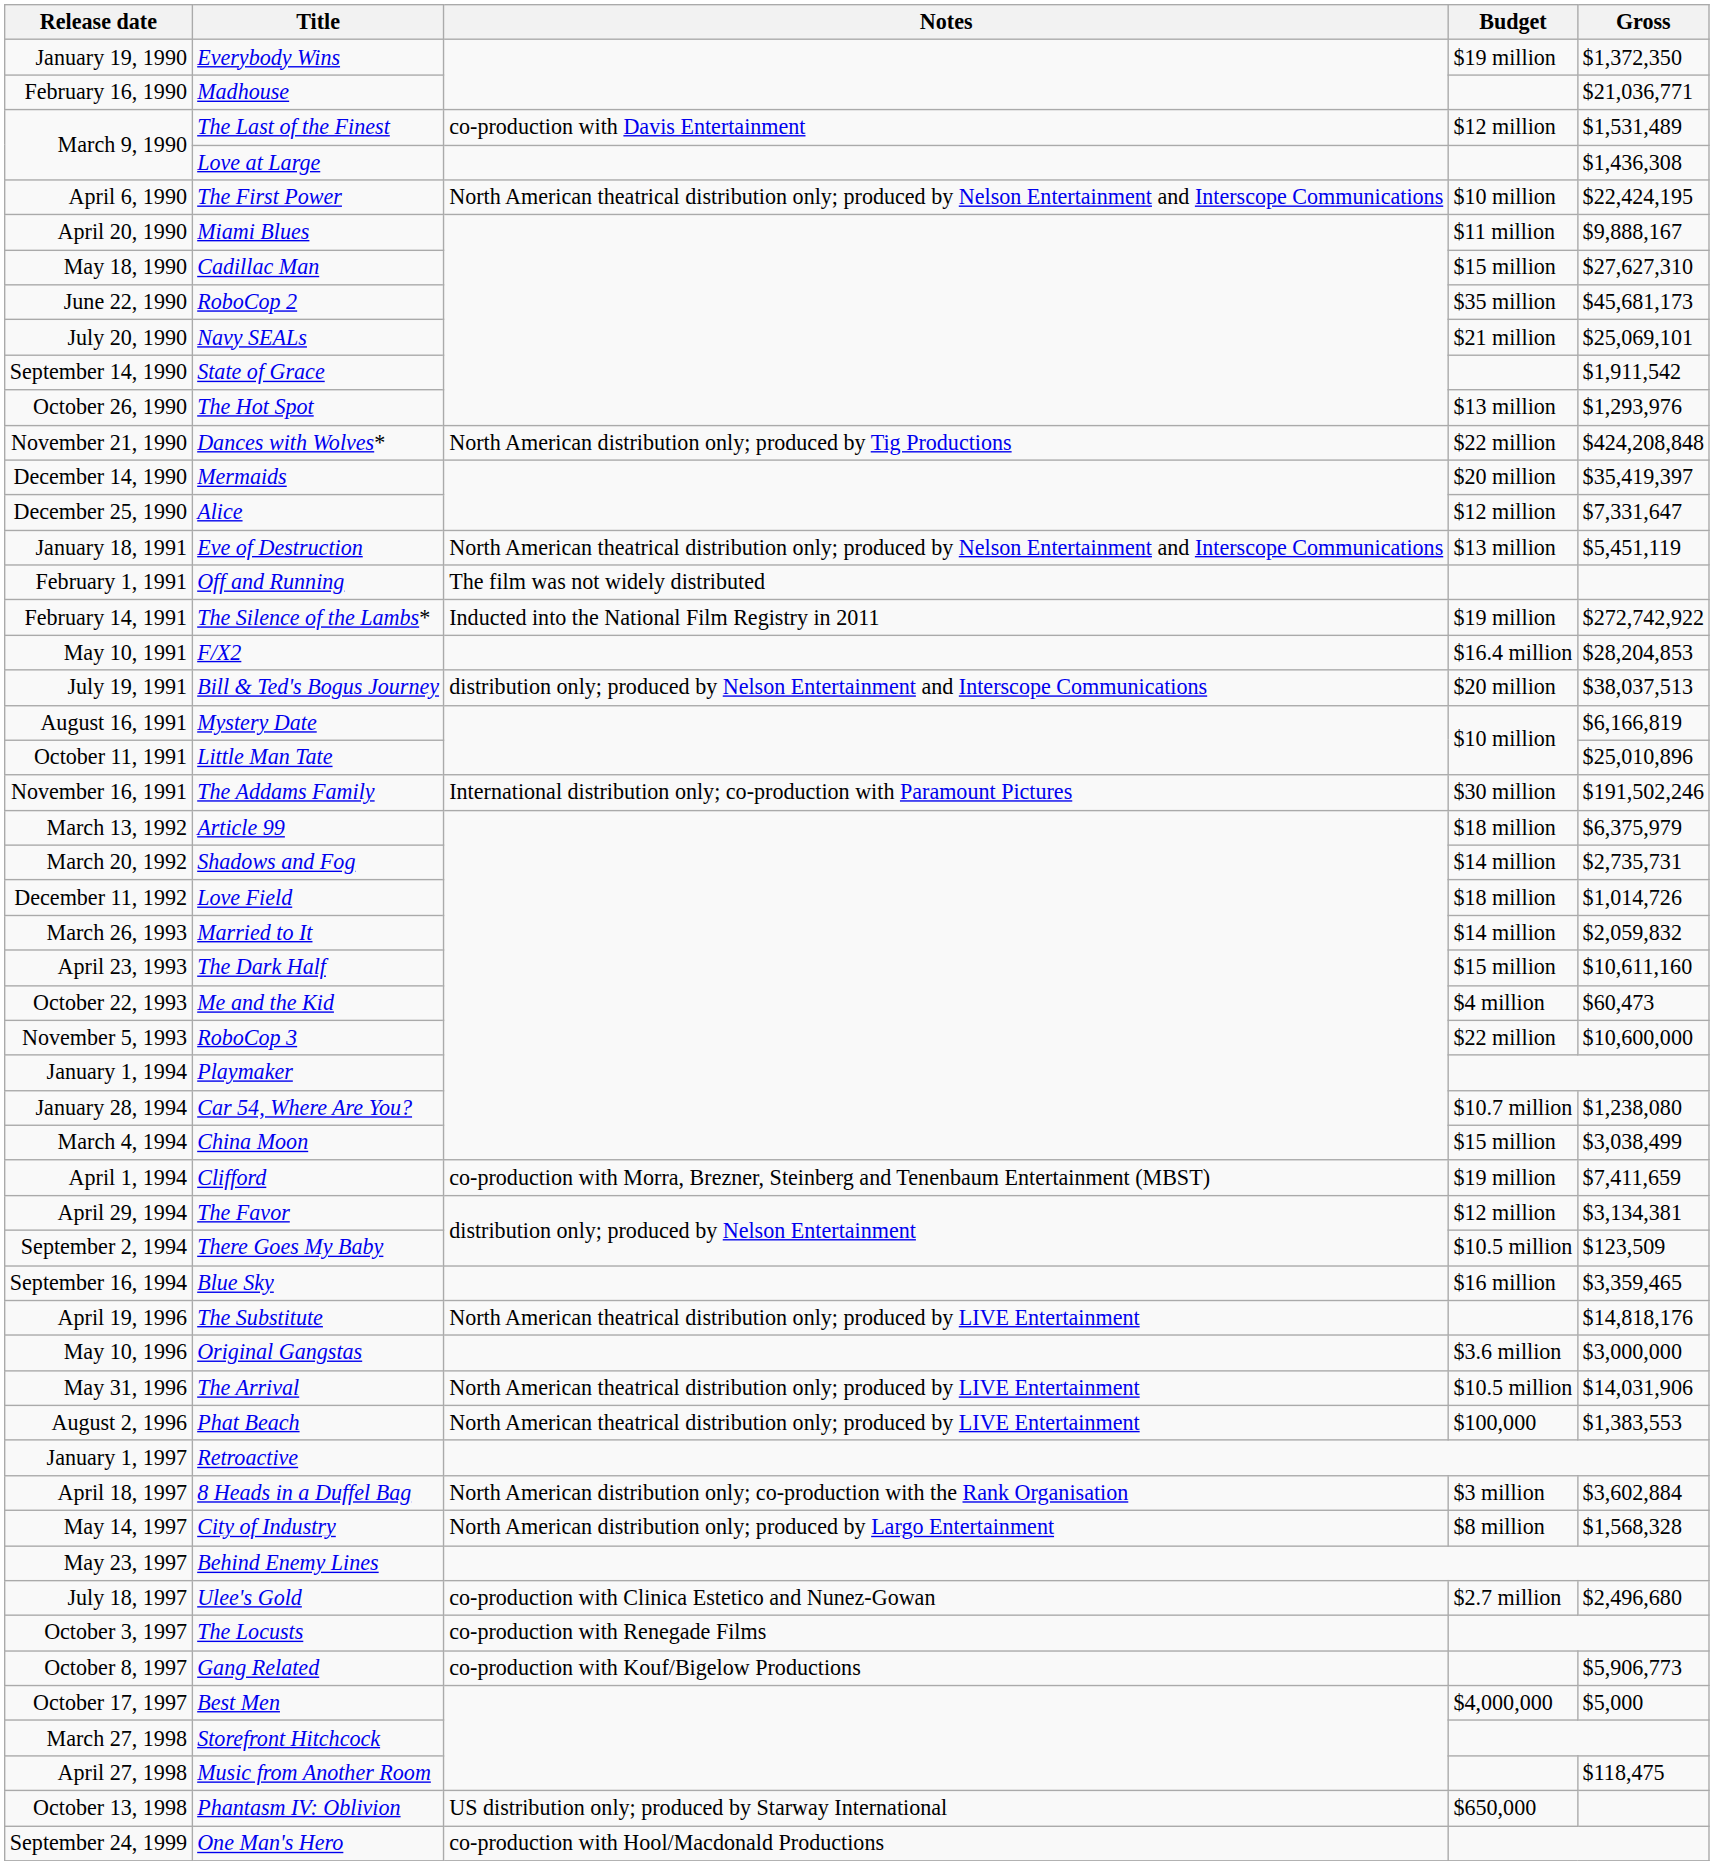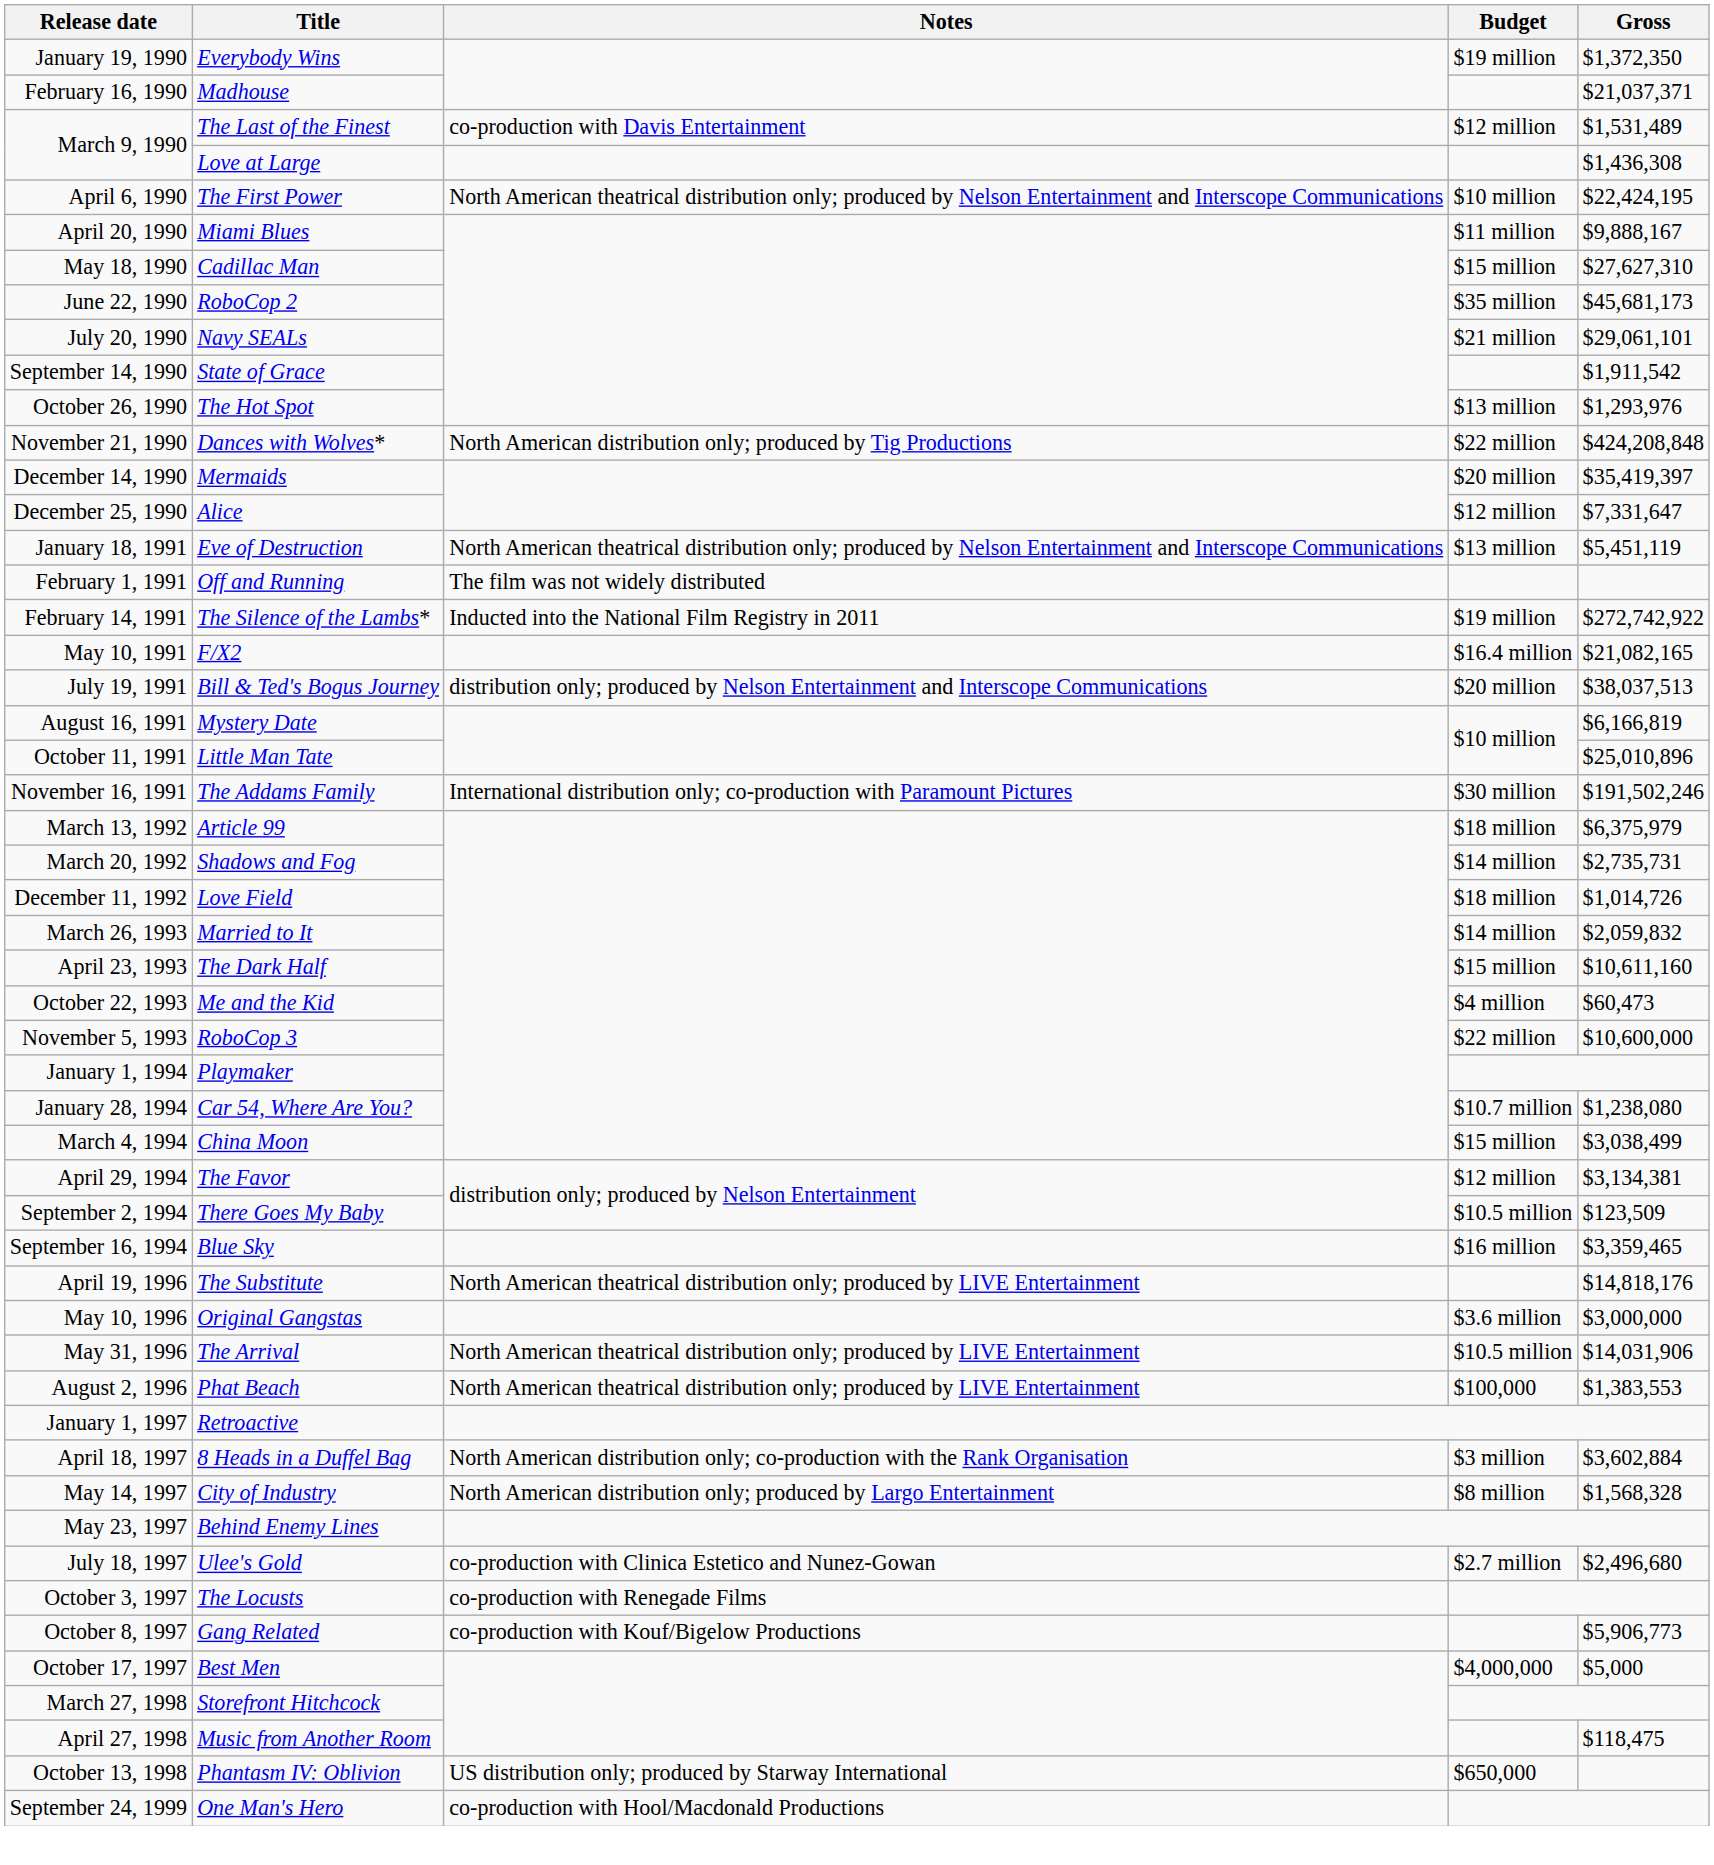(1638, 92) $21,036,771 -> (1638, 92) $21,037,371
(1638, 337) $25,069,101 -> (1638, 337) $29,061,101
(1638, 652) $28,204,853 -> (1638, 652) $21,082,165
- row: (232, 1177)
